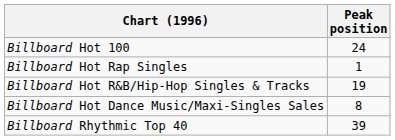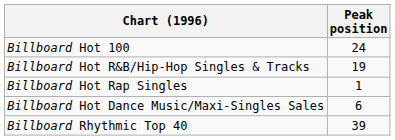rows swapped: (159, 86) <-> (97, 67)
(359, 106) 8 -> (359, 106) 6
